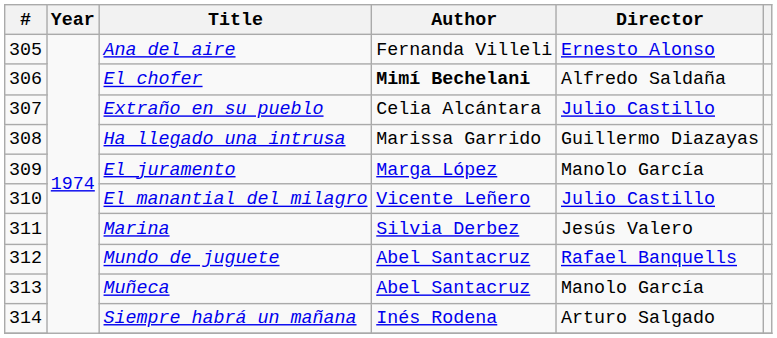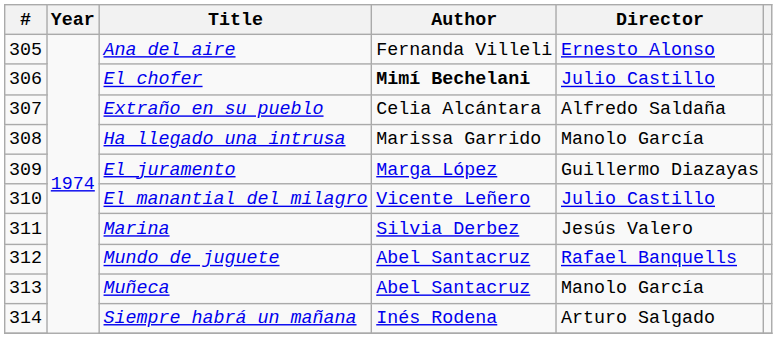(644, 79) Alfredo Saldaña -> (638, 79) Julio Castillo
(638, 109) Julio Castillo -> (644, 109) Alfredo Saldaña
(660, 139) Guillermo Diazayas -> (632, 139) Manolo García
(632, 169) Manolo García -> (660, 169) Guillermo Diazayas
